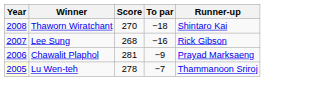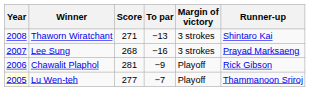+ column: (198, 17)
(129, 26) 270 -> (129, 36) 271
(160, 26) −18 -> (160, 36) −13
(202, 41) Rick Gibson -> (261, 51) Prayad Marksaeng
(216, 55) Prayad Marksaeng -> (247, 65) Rick Gibson
(129, 69) 278 -> (129, 80) 277
